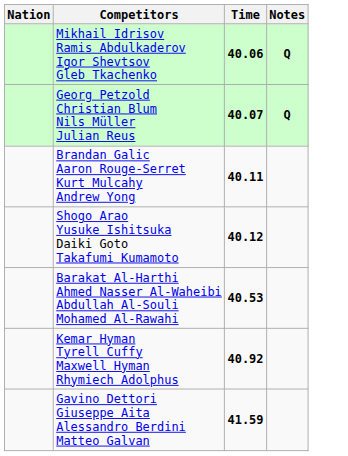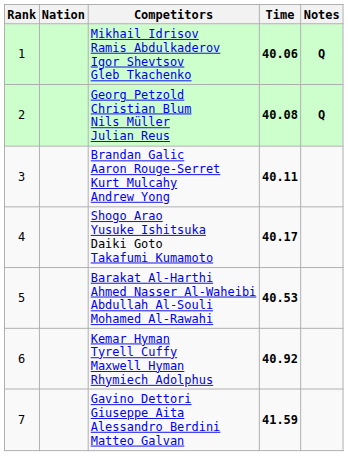+ column: (22, 14)
(246, 115) 40.07 -> (280, 115) 40.08
(246, 237) 40.12 -> (280, 237) 40.17
